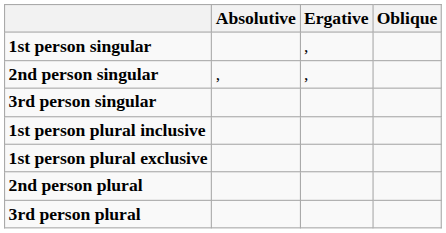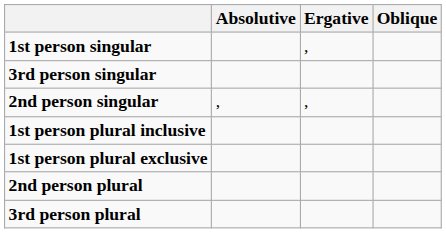rows swapped: (83, 74) <-> (82, 102)
